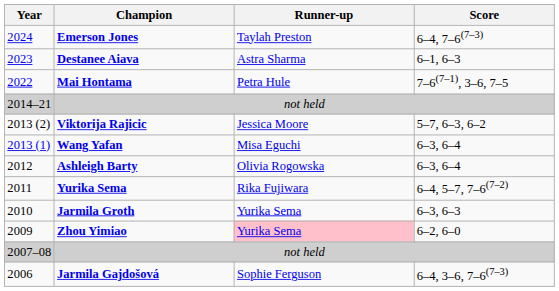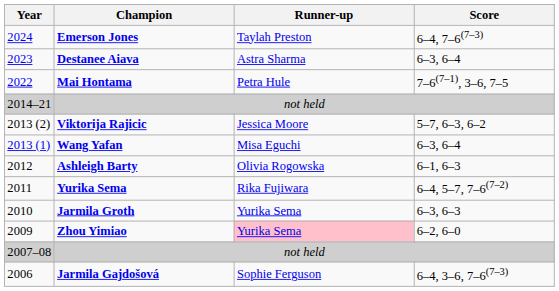(439, 59) 6–1, 6–3 -> (439, 59) 6–3, 6–4
(439, 166) 6–3, 6–4 -> (439, 166) 6–1, 6–3
